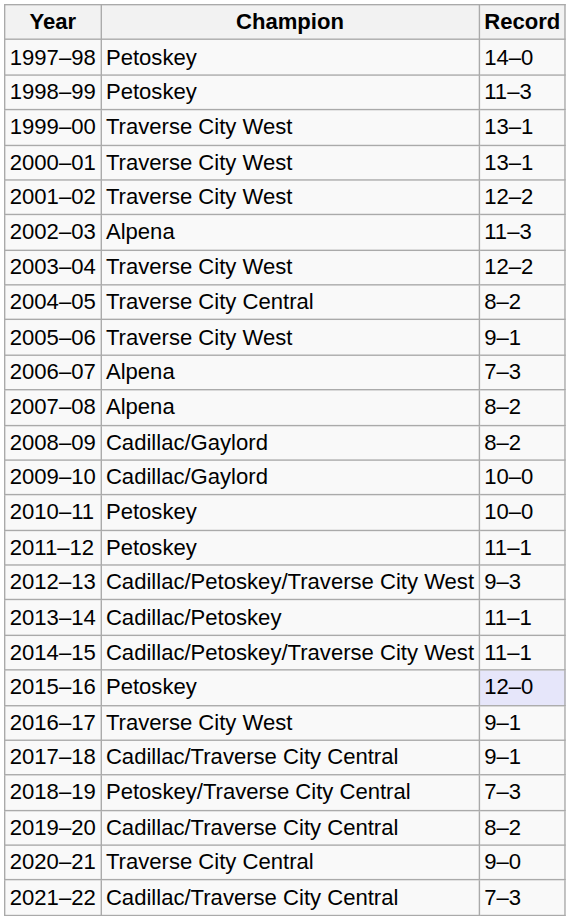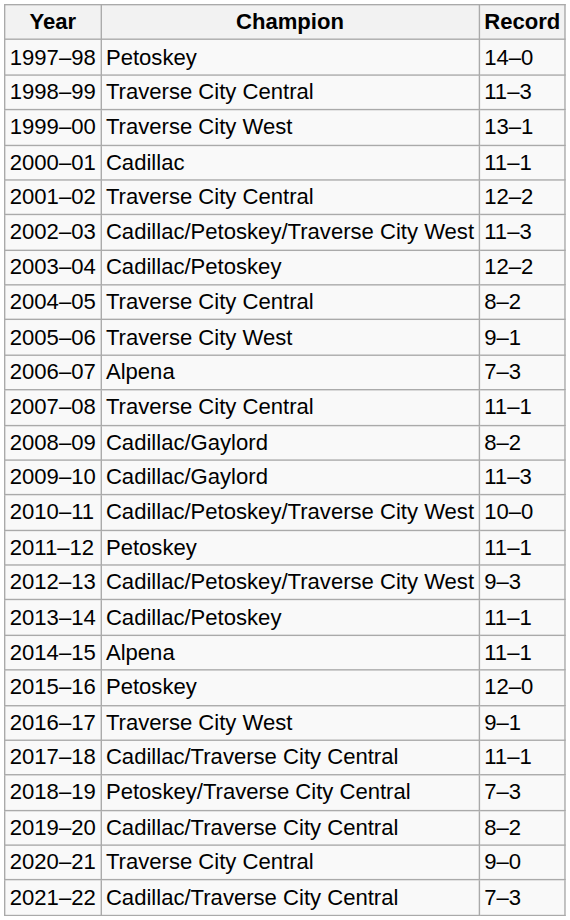(151, 92) Petoskey -> (210, 92) Traverse City Central
(199, 162) Traverse City West -> (145, 162) Cadillac
(509, 162) 13–1 -> (508, 162) 11–1
(199, 197) Traverse City West -> (210, 197) Traverse City Central
(140, 232) Alpena -> (290, 232) Cadillac/Petoskey/Traverse City West
(199, 267) Traverse City West -> (194, 267) Cadillac/Petoskey
(140, 407) Alpena -> (210, 407) Traverse City Central
(503, 407) 8–2 -> (508, 407) 11–1
(509, 477) 10–0 -> (508, 477) 11–3
(151, 512) Petoskey -> (290, 512) Cadillac/Petoskey/Traverse City West
(290, 652) Cadillac/Petoskey/Traverse City West -> (140, 652) Alpena
(509, 687) lavender background -> (509, 687) no background
(503, 757) 9–1 -> (508, 757) 11–1
